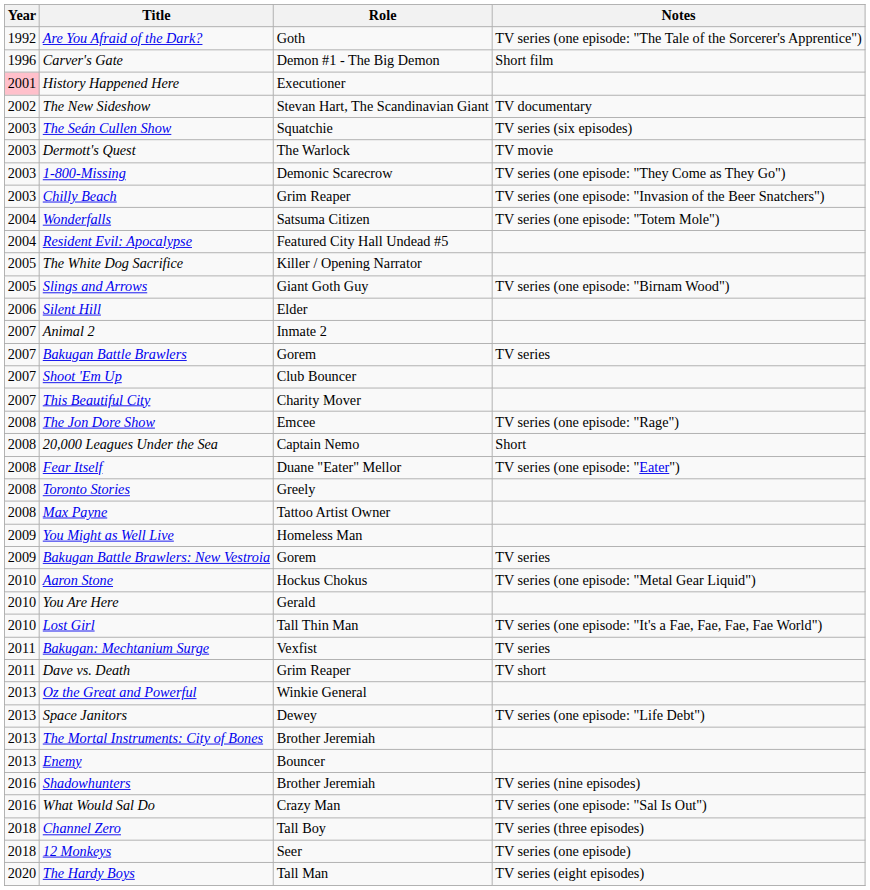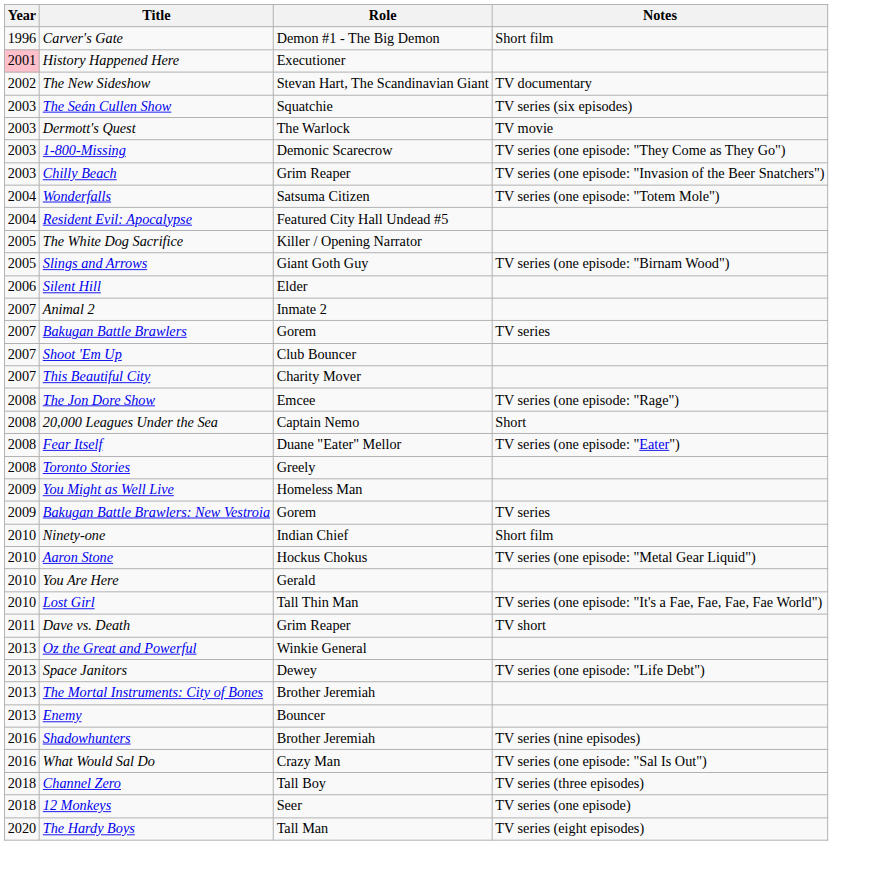- row: (123, 38)
- row: (75, 512)
+ row: (74, 535)
- row: (126, 648)
